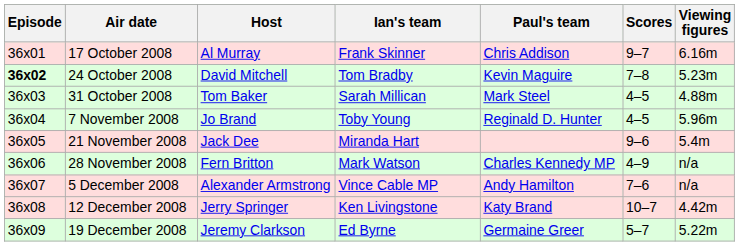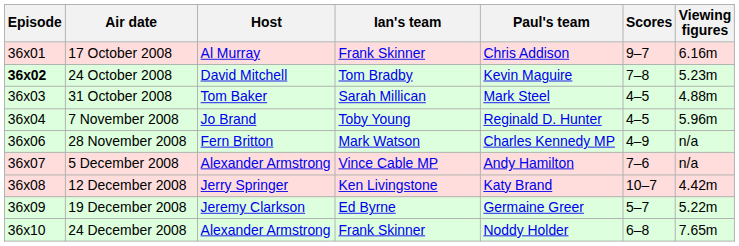- row: (127, 141)
+ row: (127, 229)
